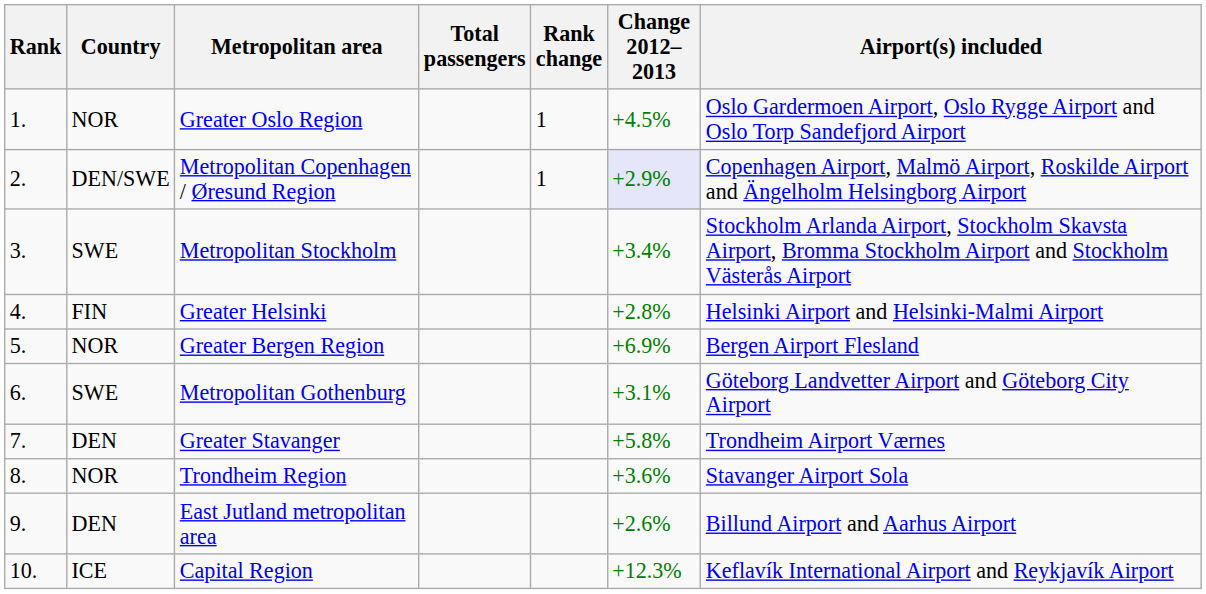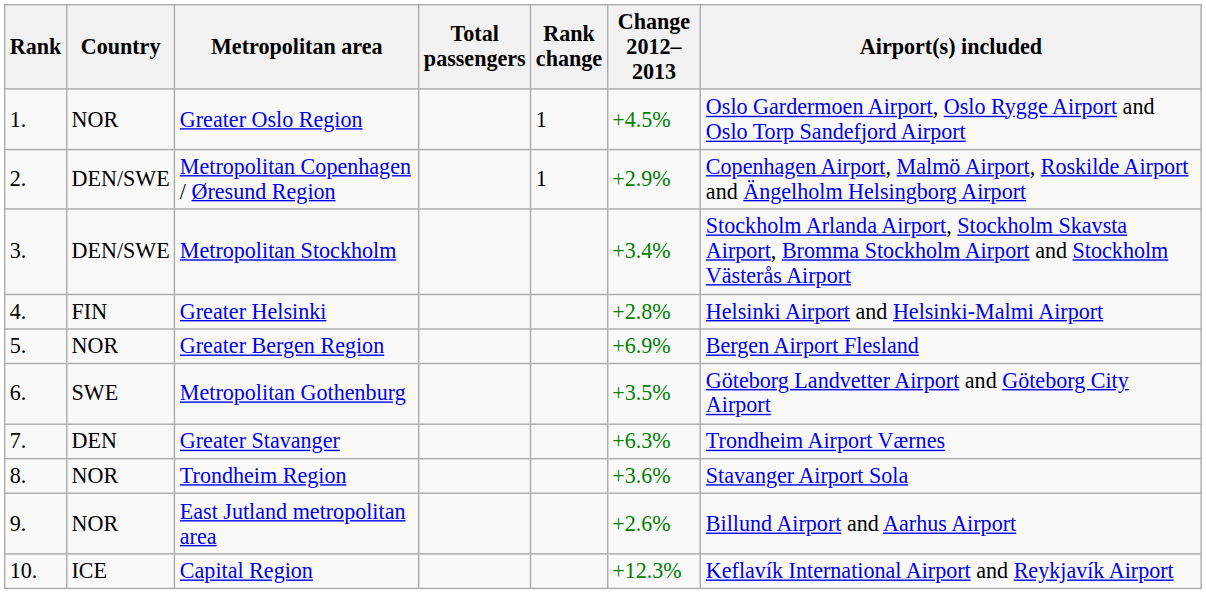(642, 178) lavender background -> (642, 178) no background
(95, 251) SWE -> (121, 251) DEN/SWE
(642, 393) +3.1% -> (642, 393) +3.5%
(642, 441) +5.8% -> (642, 441) +6.3%
(94, 523) DEN -> (95, 523) NOR
